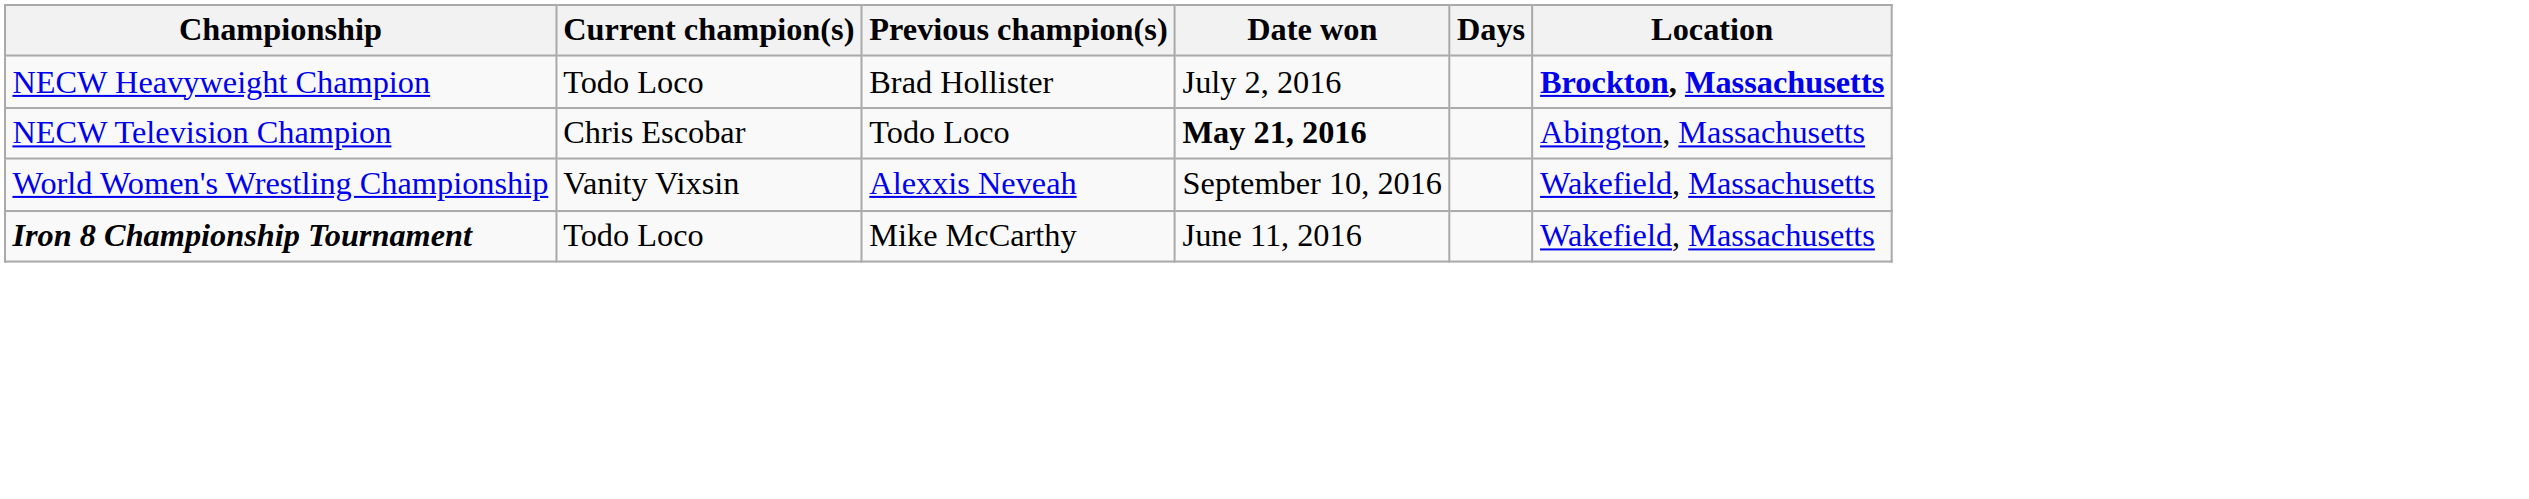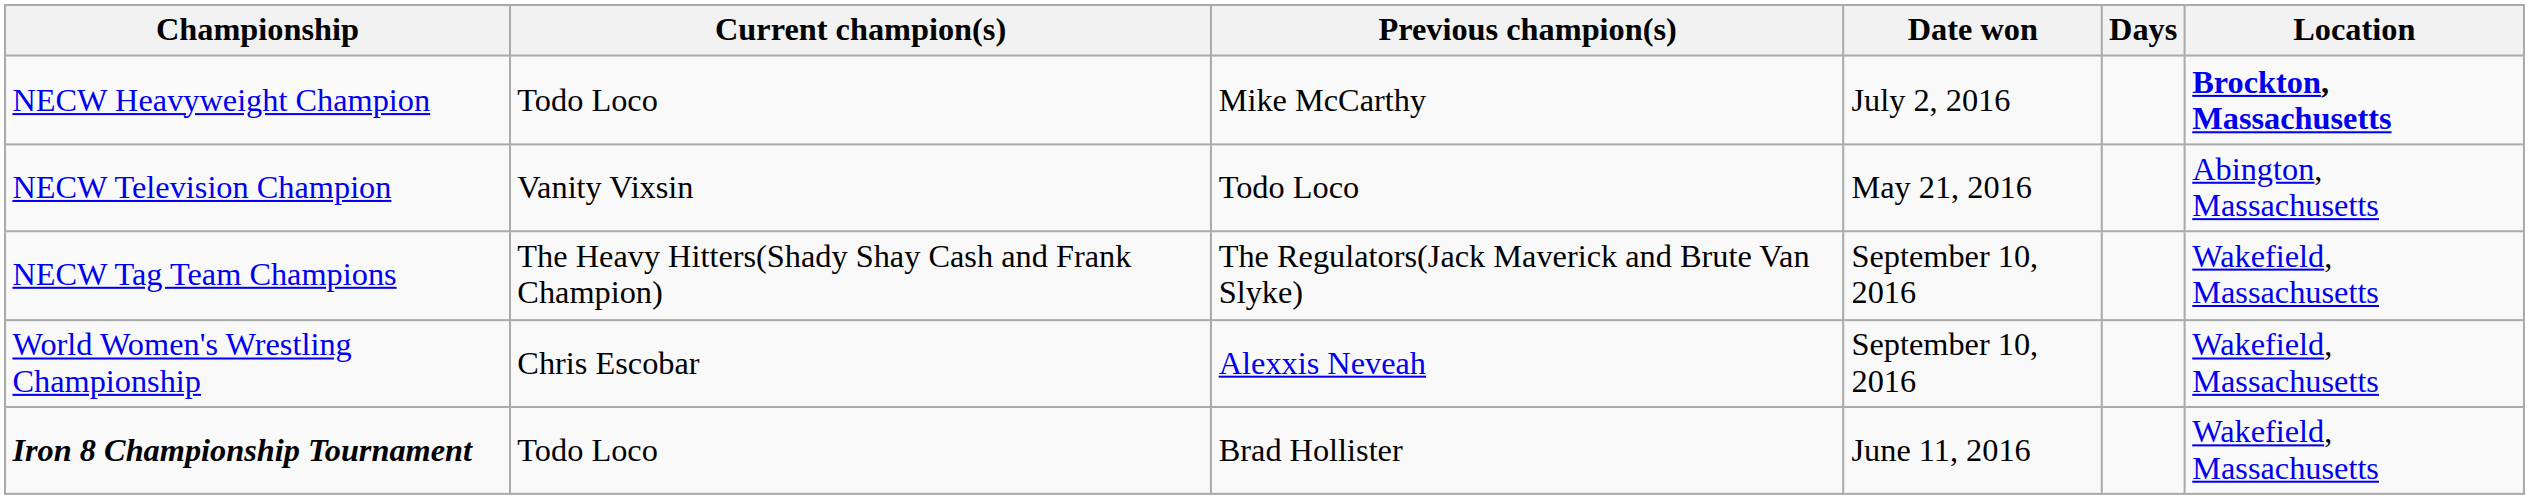(961, 81) Brad Hollister -> (1322, 99) Mike McCarthy
(654, 132) Chris Escobar -> (605, 187) Vanity Vixsin
(1275, 132) bold -> (1942, 187) normal
+ row: (205, 274)
(651, 183) Vanity Vixsin -> (608, 362) Chris Escobar
(973, 235) Mike McCarthy -> (1311, 450) Brad Hollister
